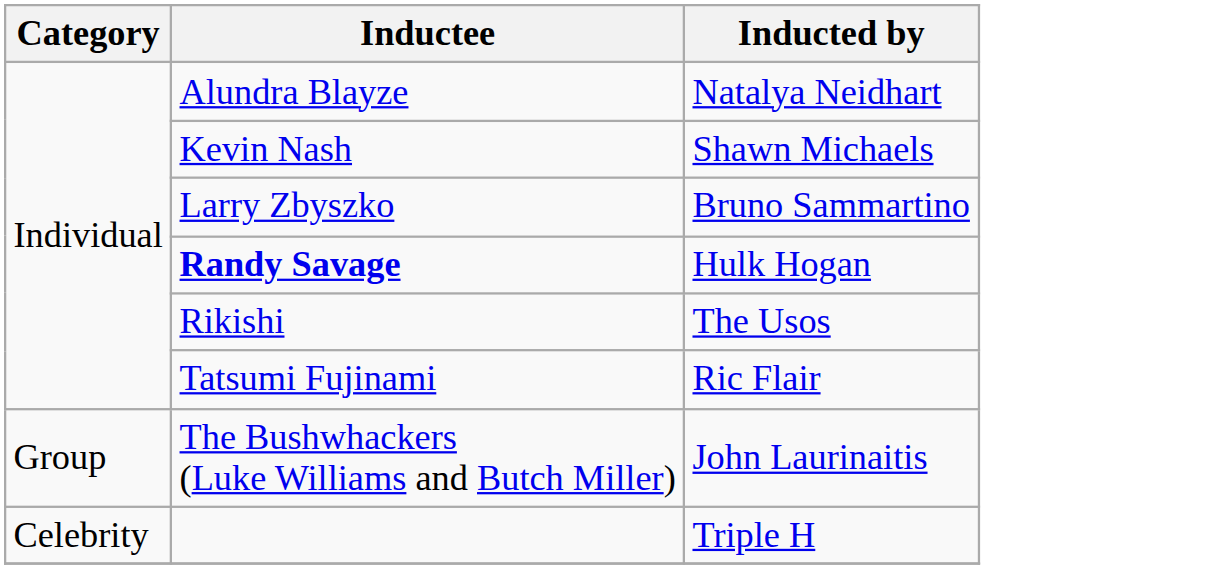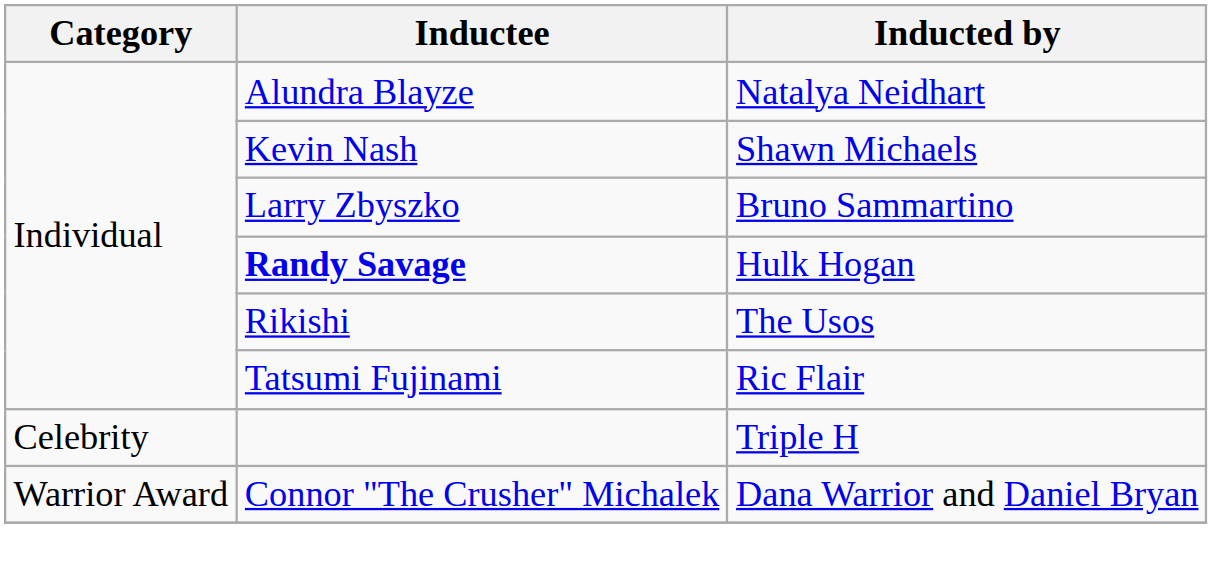- row: (428, 456)
+ row: (482, 494)
